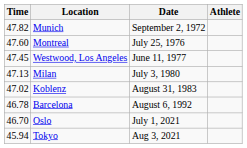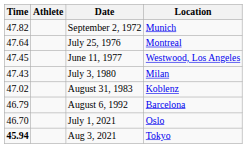columns swapped: (225, 12) <-> (80, 12)
(18, 43) 47.60 -> (18, 43) 47.64
(18, 74) 47.13 -> (18, 74) 47.43
(18, 105) 46.78 -> (18, 105) 46.79
(18, 136) normal -> (18, 136) bold
